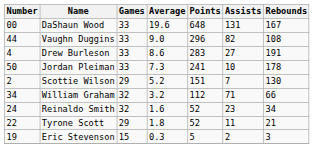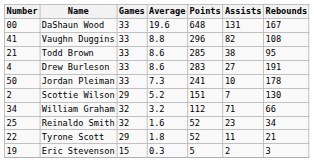(12, 40) 44 -> (12, 40) 41
(157, 40) 9.0 -> (157, 40) 8.8
+ row: (68, 54)
(12, 109) 24 -> (12, 123) 25
